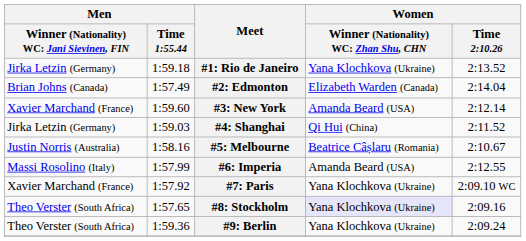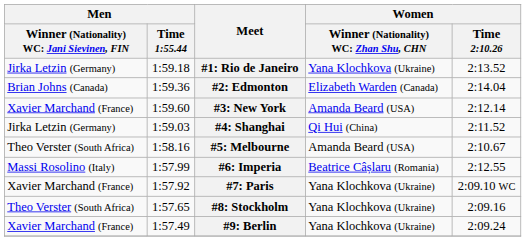(171, 87) 1:57.49 -> (171, 87) 1:59.36
(63, 147) Justin Norris (Australia) -> (71, 147) Theo Verster (South Africa)
(373, 147) Beatrice Câșlaru (Romania) -> (361, 147) Amanda Beard (USA)
(361, 166) Amanda Beard (USA) -> (373, 166) Beatrice Câșlaru (Romania)
(372, 206) lavender background -> (372, 206) no background
(71, 226) Theo Verster (South Africa) -> (70, 226) Xavier Marchand (France)
(171, 226) 1:59.36 -> (171, 226) 1:57.49
